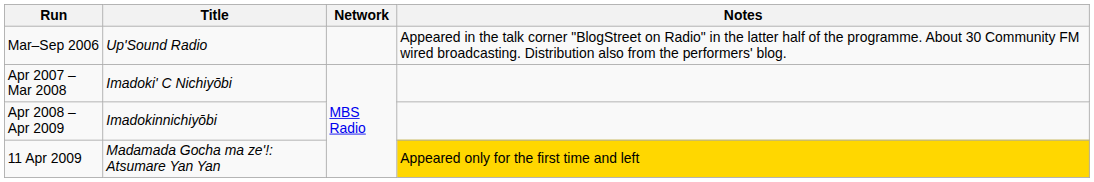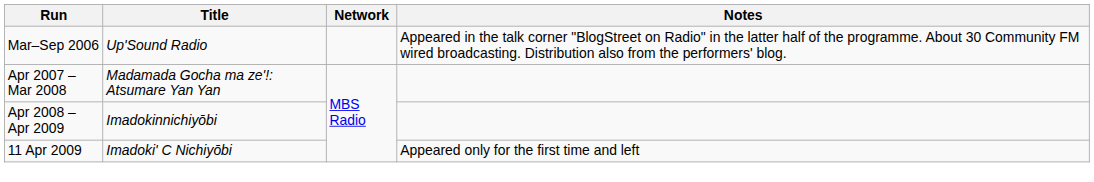(169, 83) Imadoki' C Nichiyōbi -> (190, 83) Madamada Gocha ma ze'!: Atsumare Yan Yan
(190, 158) Madamada Gocha ma ze'!: Atsumare Yan Yan -> (169, 150) Imadoki' C Nichiyōbi
(520, 158) gold background -> (520, 150) no background
